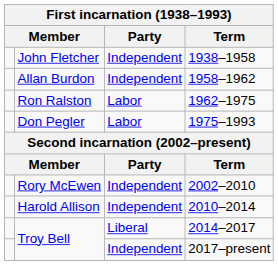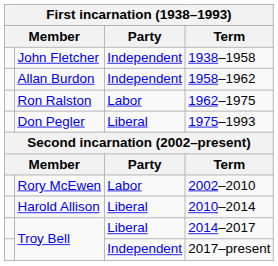(124, 121) Labor -> (127, 121) Liberal
(145, 185) Independent -> (124, 185) Labor
(145, 206) Independent -> (127, 206) Liberal
